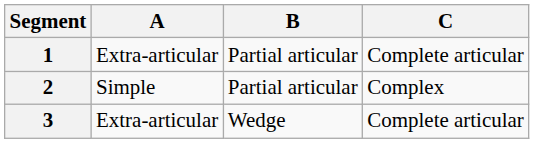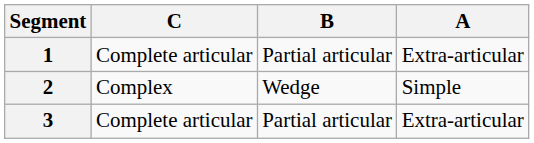columns swapped: (157, 21) <-> (446, 21)
(293, 87) Partial articular -> (291, 87) Wedge
(257, 120) Wedge -> (327, 120) Partial articular
